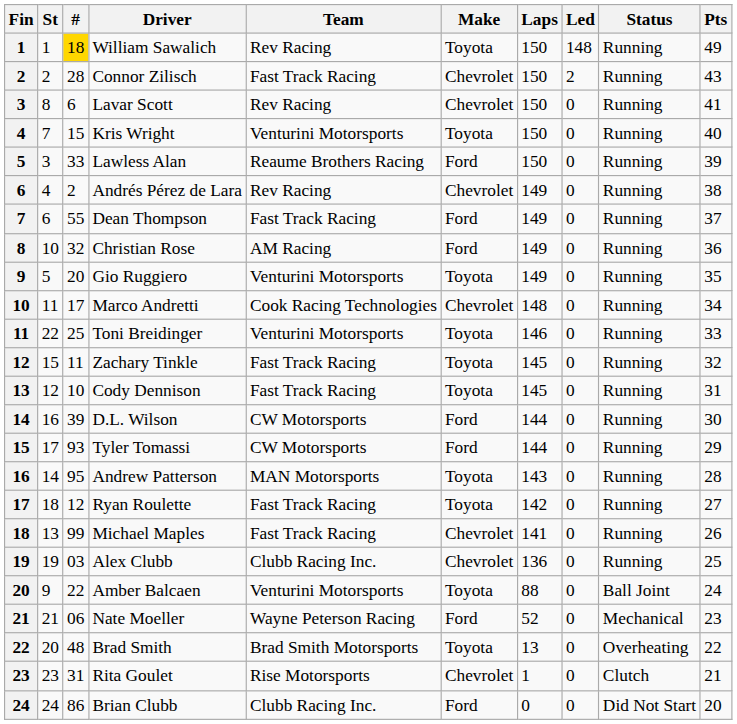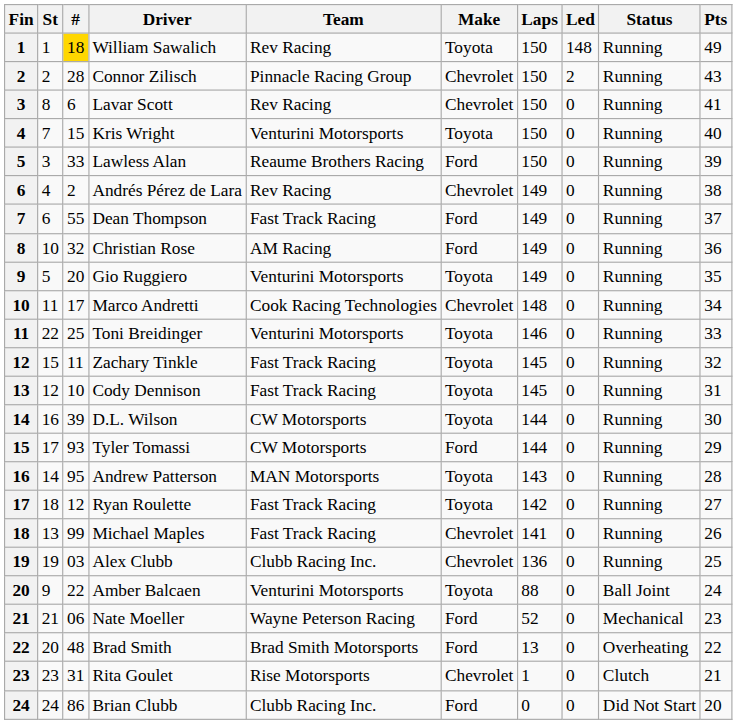(313, 76) Fast Track Racing -> (331, 76) Pinnacle Racing Group
(461, 418) Ford -> (469, 418) Toyota
(469, 647) Toyota -> (461, 647) Ford
